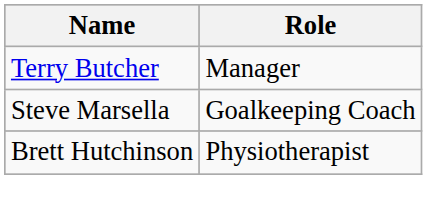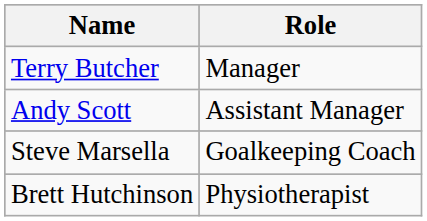+ row: (71, 109)
